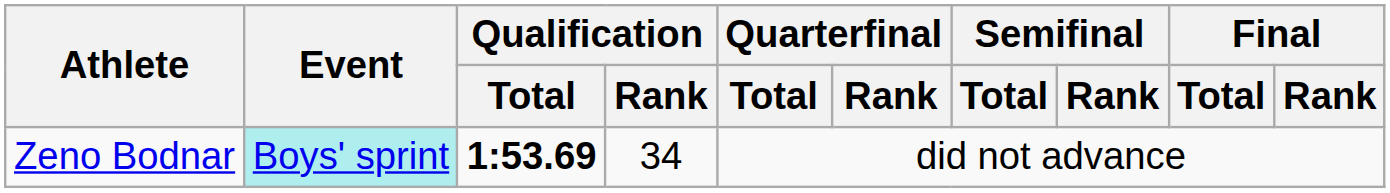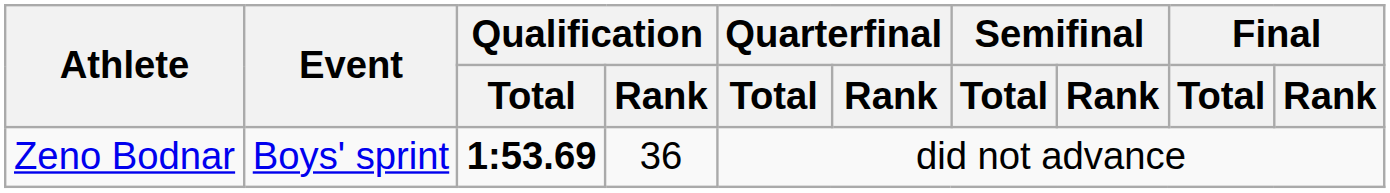(351, 156) paleturquoise background -> (351, 156) no background
(661, 156) 34 -> (661, 156) 36
